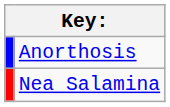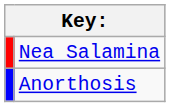rows swapped: (78, 53) <-> (89, 85)
